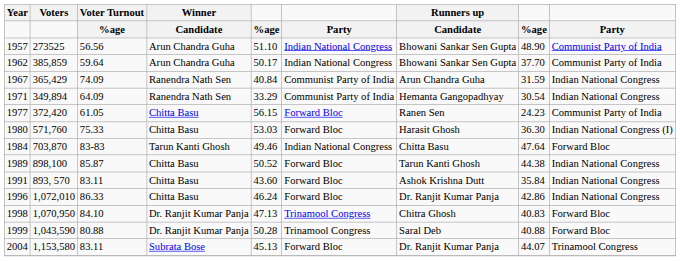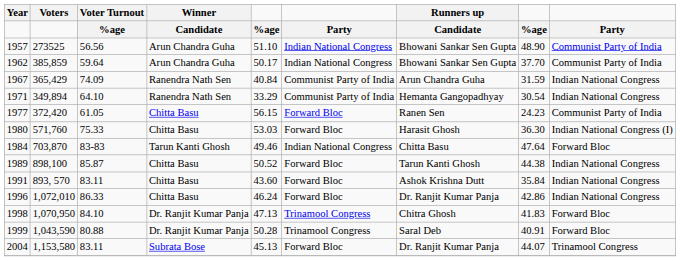(92, 96) 64.09 -> (92, 96) 64.10
(533, 213) 40.83 -> (533, 213) 41.83
(533, 230) 40.88 -> (533, 230) 40.91
